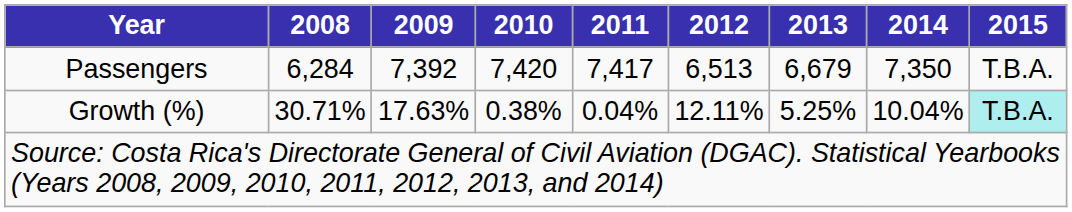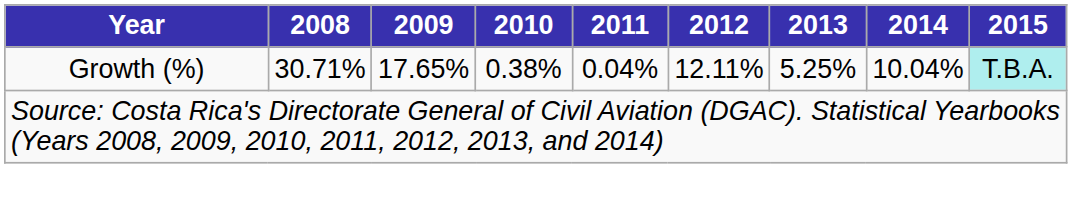- row: (137, 68)
(424, 111) 17.63% -> (424, 68) 17.65%
